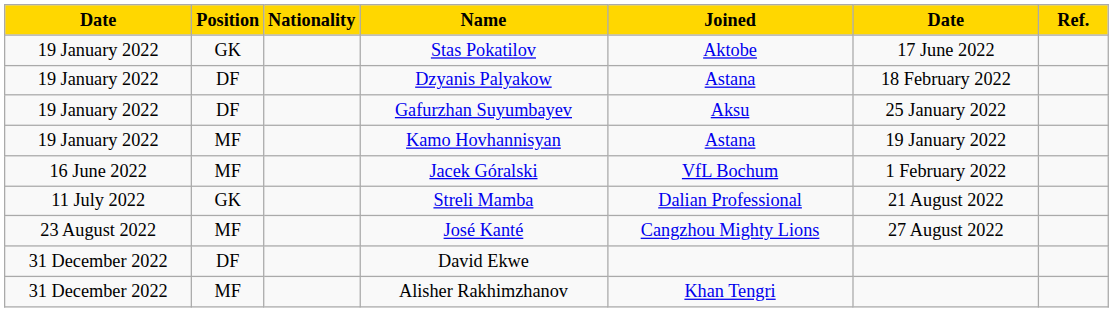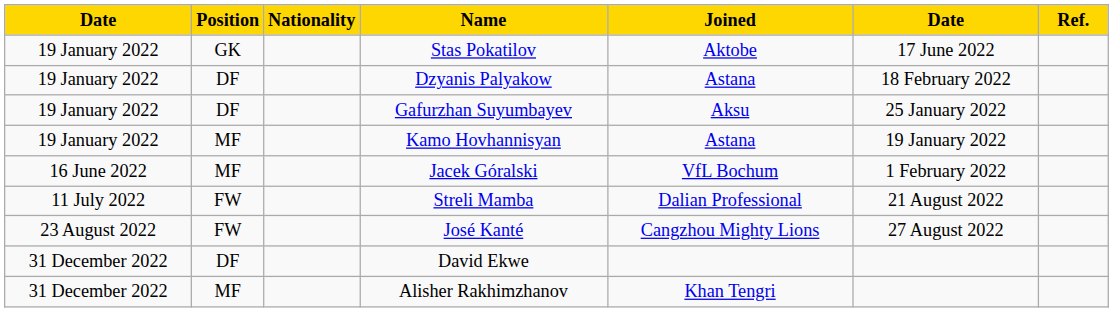(228, 200) GK -> (228, 200) FW
(228, 231) MF -> (228, 231) FW
